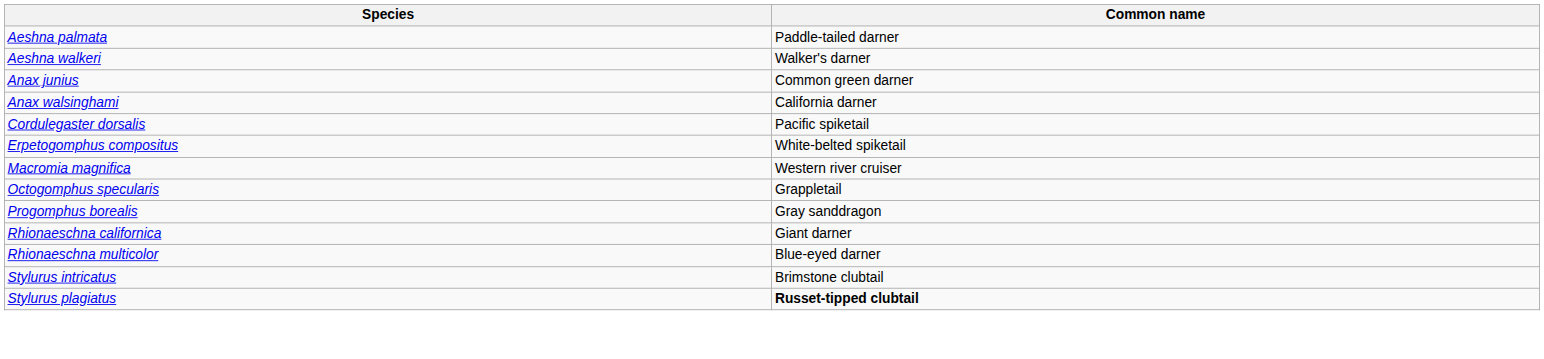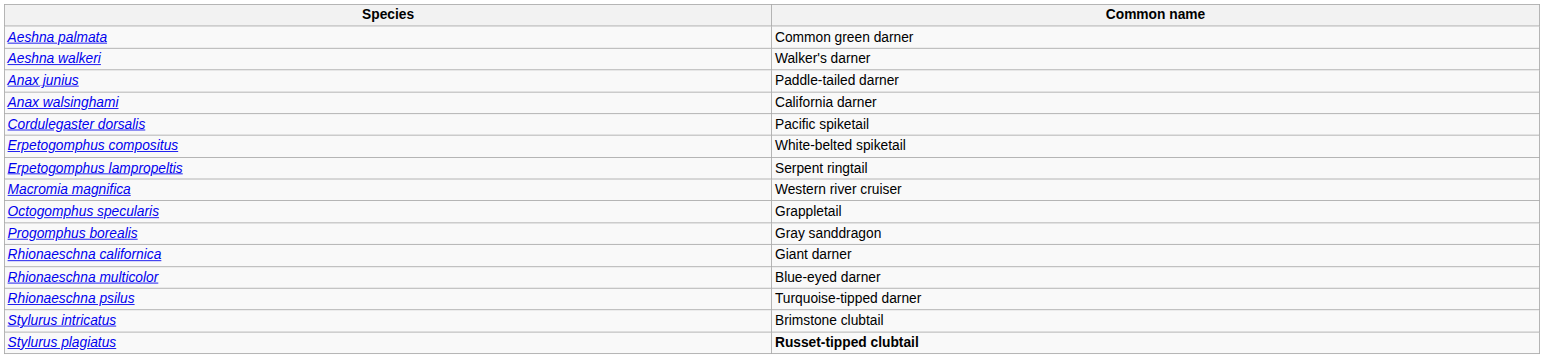(837, 37) Paddle-tailed darner -> (844, 37) Common green darner
(844, 80) Common green darner -> (837, 80) Paddle-tailed darner
+ row: (95, 168)
+ row: (71, 299)
